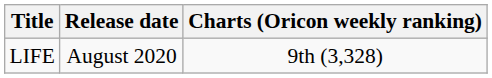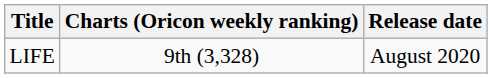columns swapped: (122, 21) <-> (335, 21)
